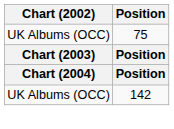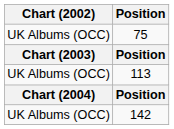+ row: (141, 74)
